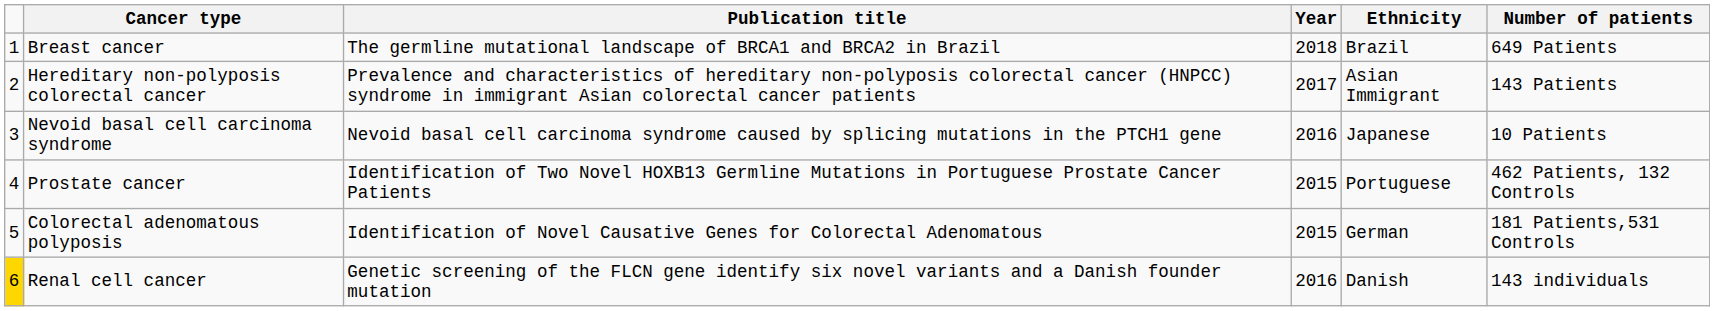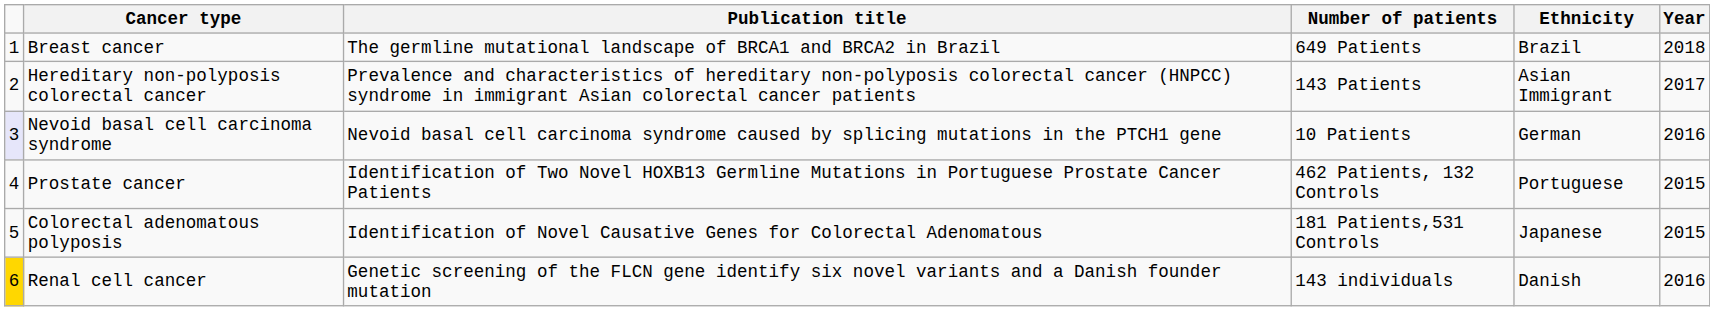columns swapped: (1316, 19) <-> (1598, 19)
(14, 135) no background -> (14, 135) lavender background
(1388, 135) Japanese -> (1550, 135) German
(1377, 233) German -> (1560, 233) Japanese
